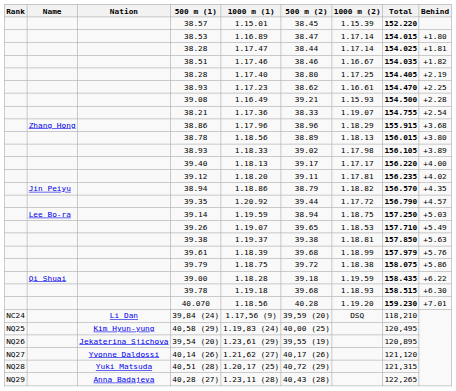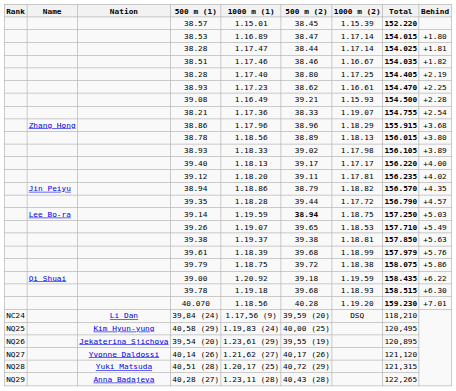(251, 201) 1.20.92 -> (251, 201) 1.18.28
(307, 214) normal -> (307, 214) bold
(251, 278) 1.18.28 -> (251, 278) 1.20.92
